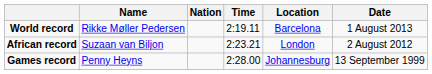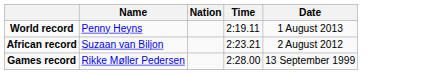- column: (298, 12)
(133, 28) Rikke Møller Pedersen -> (112, 28) Penny Heyns
(112, 61) Penny Heyns -> (133, 61) Rikke Møller Pedersen
